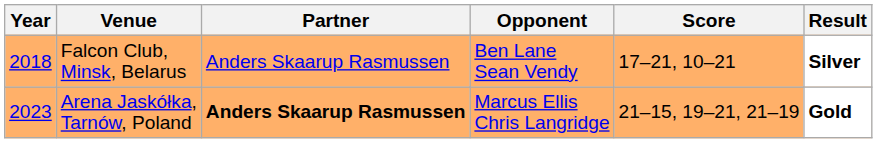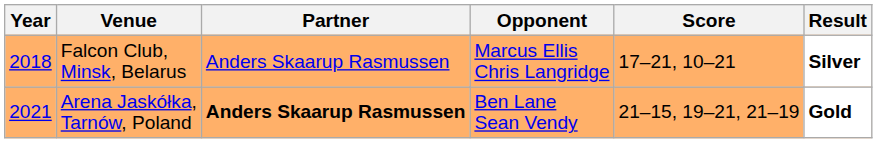(526, 61) Ben Lane Sean Vendy -> (542, 61) Marcus Ellis Chris Langridge
(30, 113) 2023 -> (30, 113) 2021
(542, 113) Marcus Ellis Chris Langridge -> (526, 113) Ben Lane Sean Vendy
